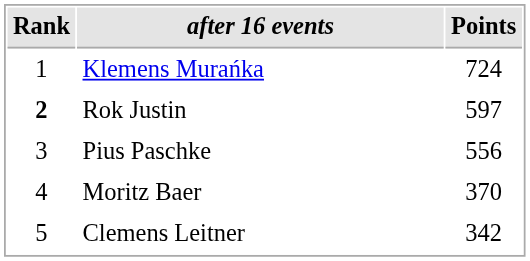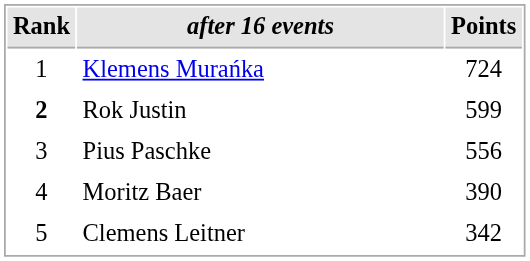(484, 110) 597 -> (484, 110) 599
(484, 192) 370 -> (484, 192) 390
